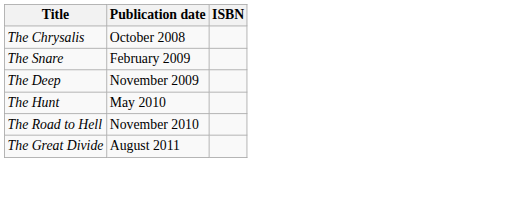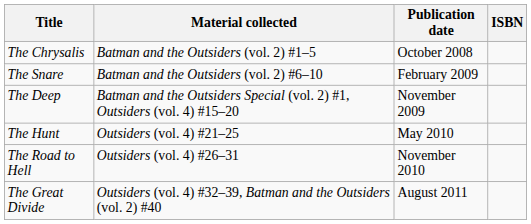+ column: (244, 23)
